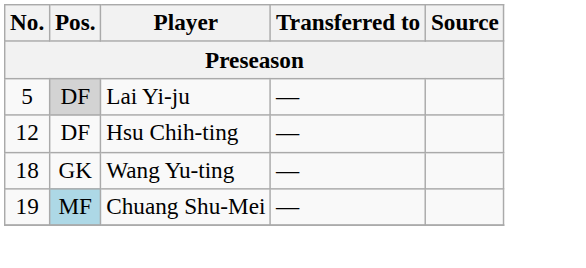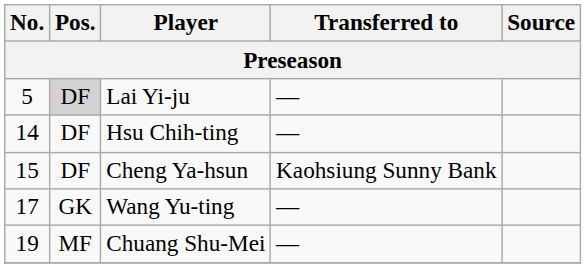(27, 133) 12 -> (27, 133) 14
+ row: (177, 170)
(27, 170) 18 -> (27, 206) 17
(75, 206) lightblue background -> (75, 243) no background
